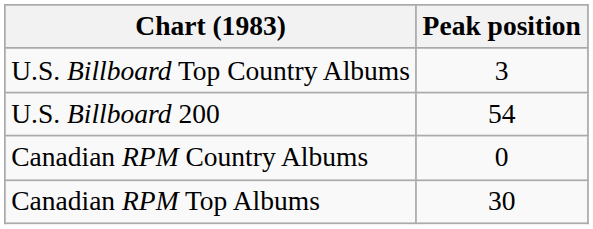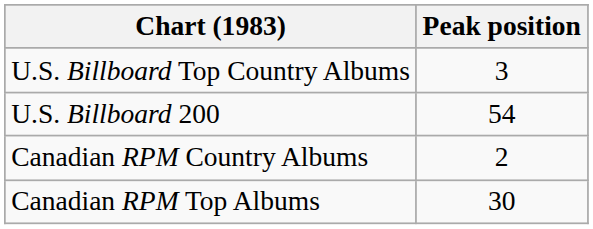(502, 157) 0 -> (502, 157) 2
